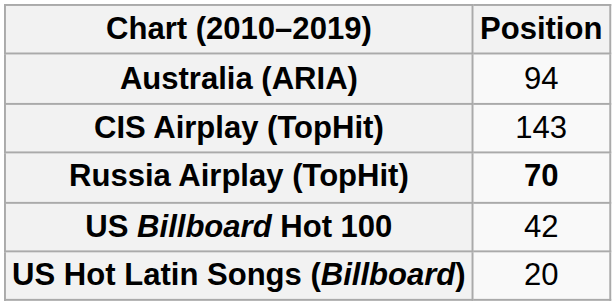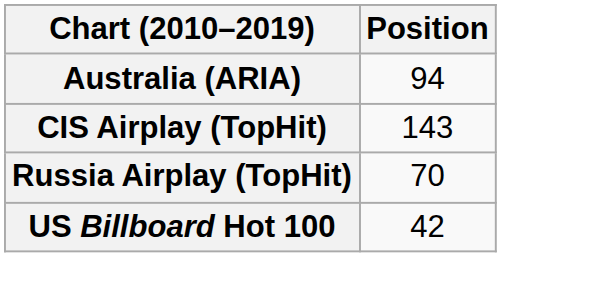(541, 176) bold -> (427, 176) normal
- row: (239, 275)
